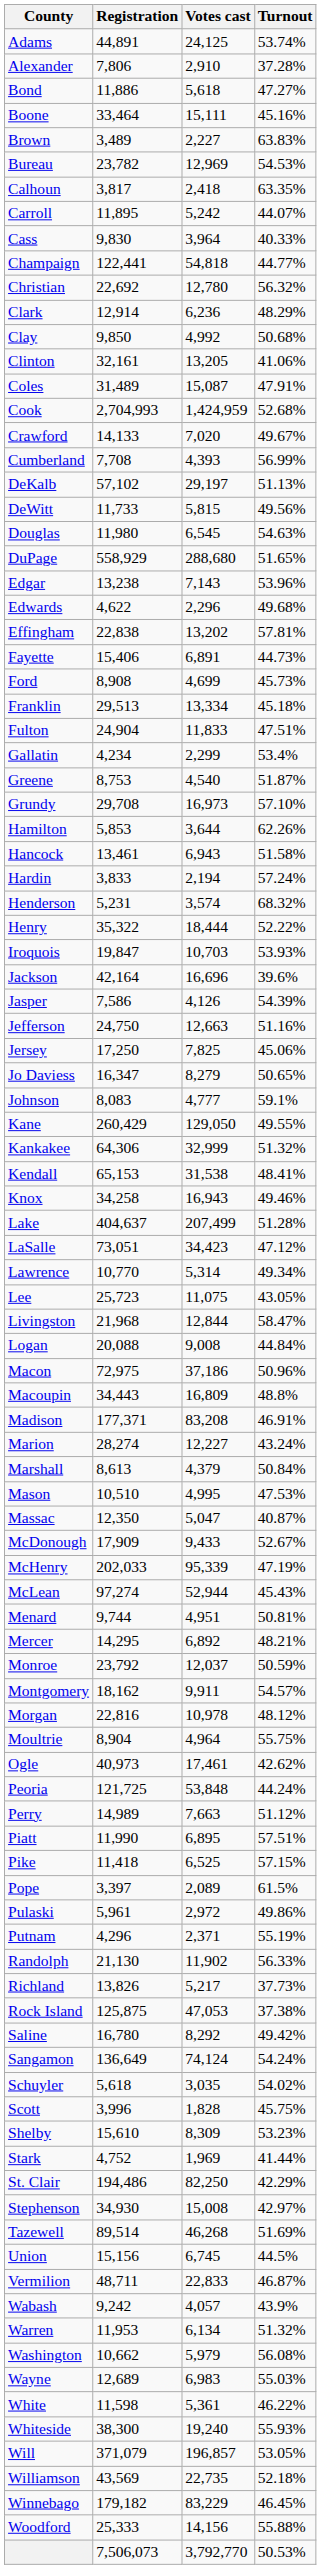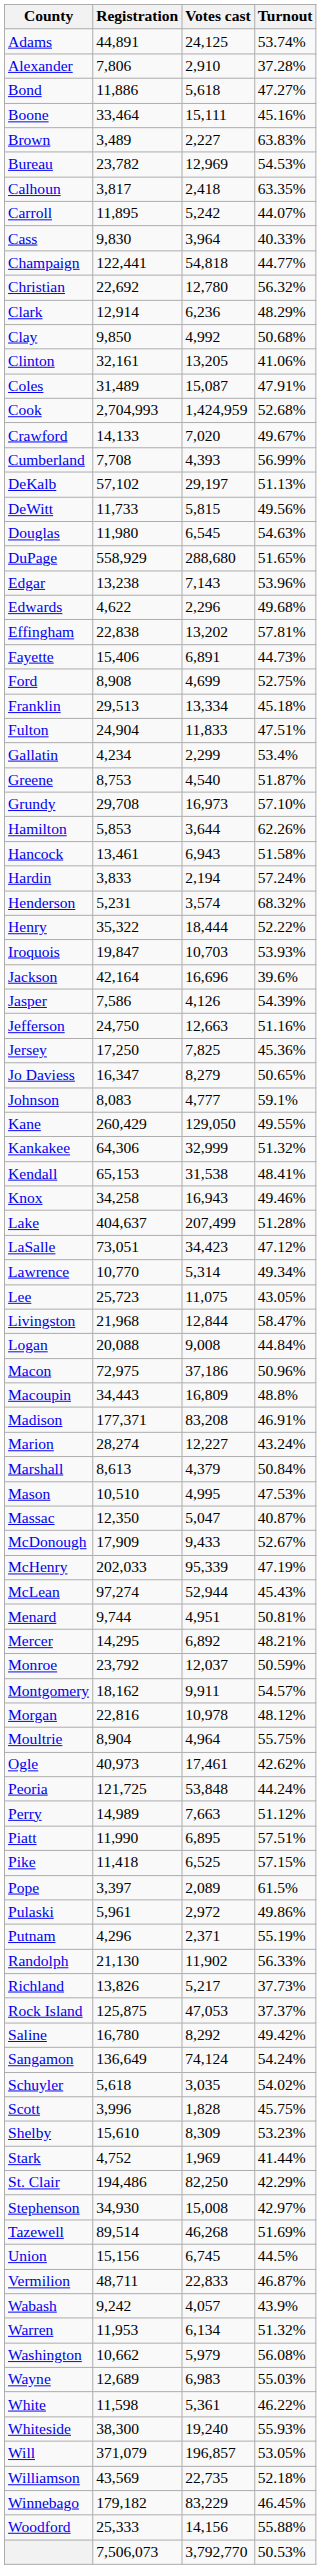(282, 681) 45.73% -> (282, 681) 52.75%
(282, 1050) 45.06% -> (282, 1050) 45.36%
(282, 2010) 37.38% -> (282, 2010) 37.37%
